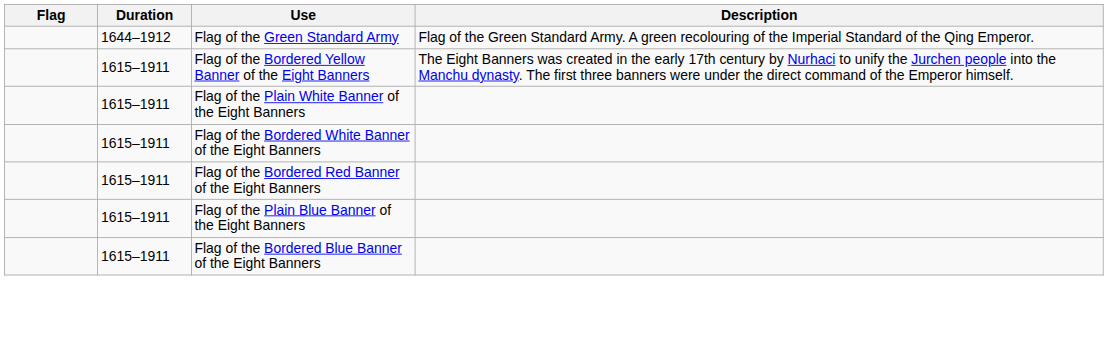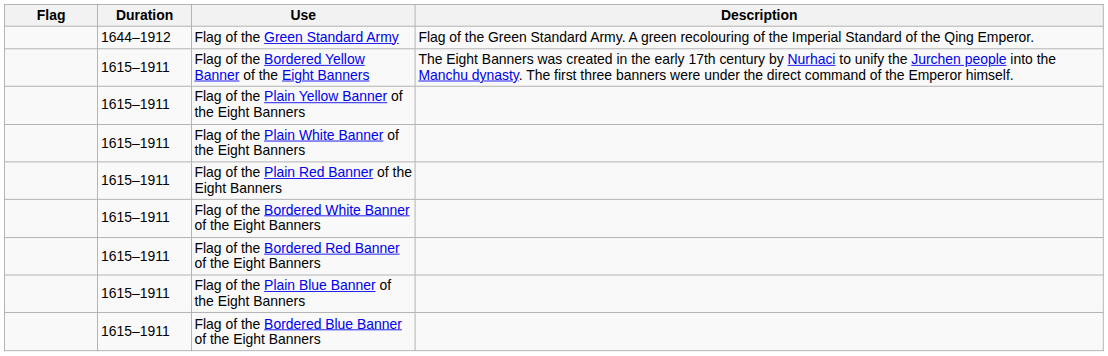+ row: (299, 105)
+ row: (303, 180)
